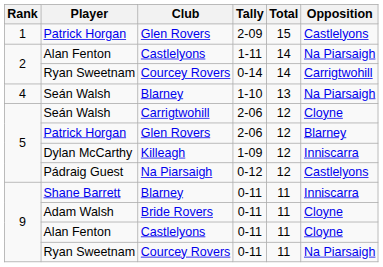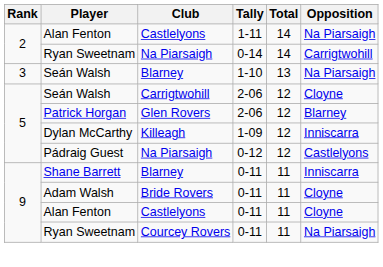- row: (85, 34)
(186, 73) Courcey Rovers -> (177, 53) Na Piarsaigh
(23, 93) 4 -> (23, 73) 3
